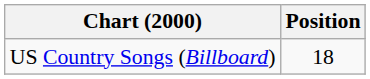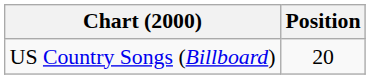(323, 56) 18 -> (323, 56) 20
